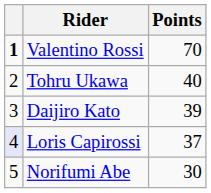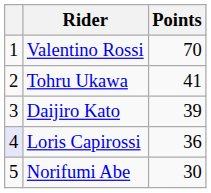(14, 50) bold -> (14, 50) normal
(192, 81) 40 -> (192, 81) 41
(192, 142) 37 -> (192, 142) 36
